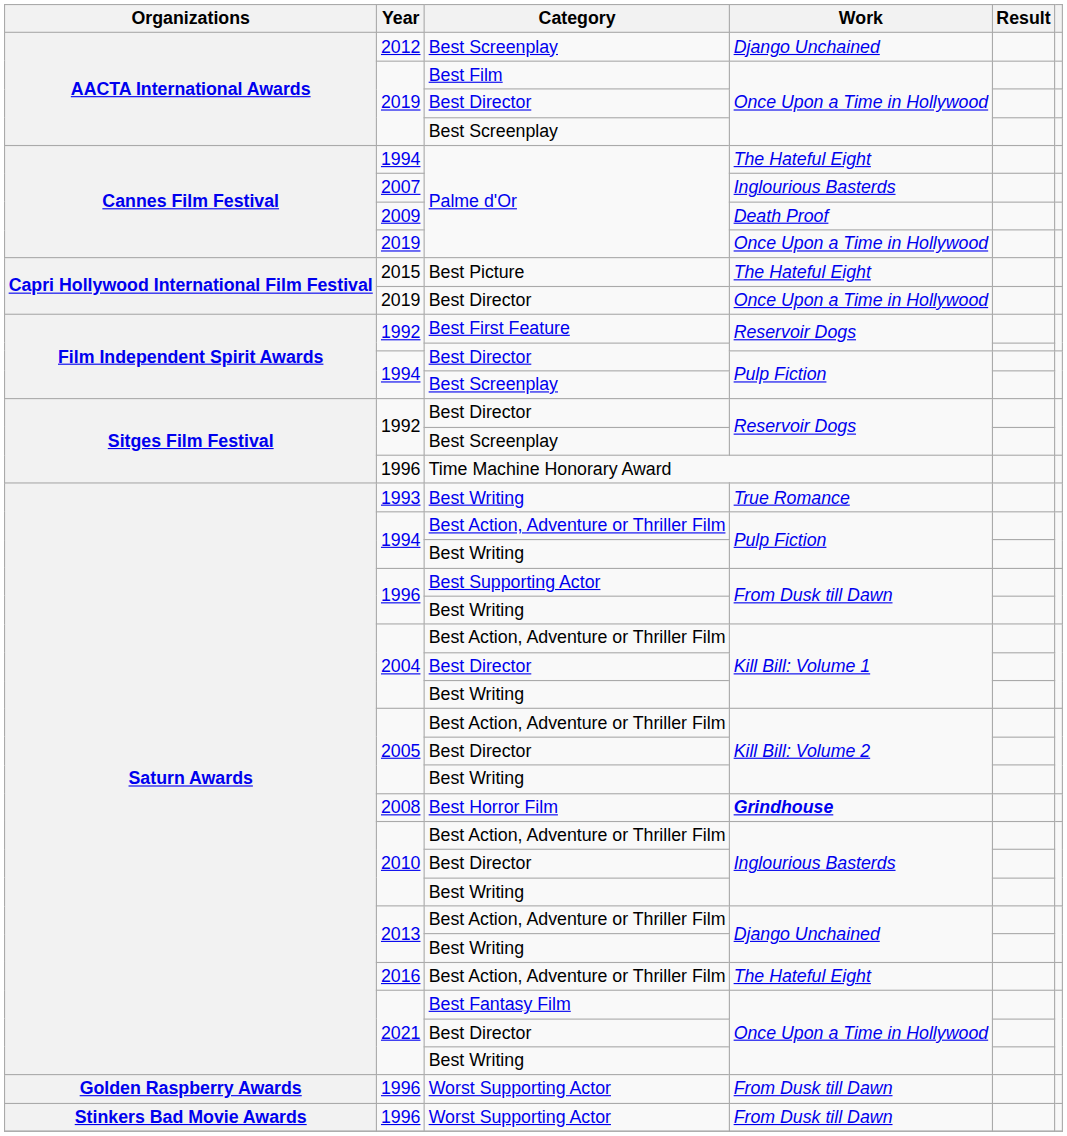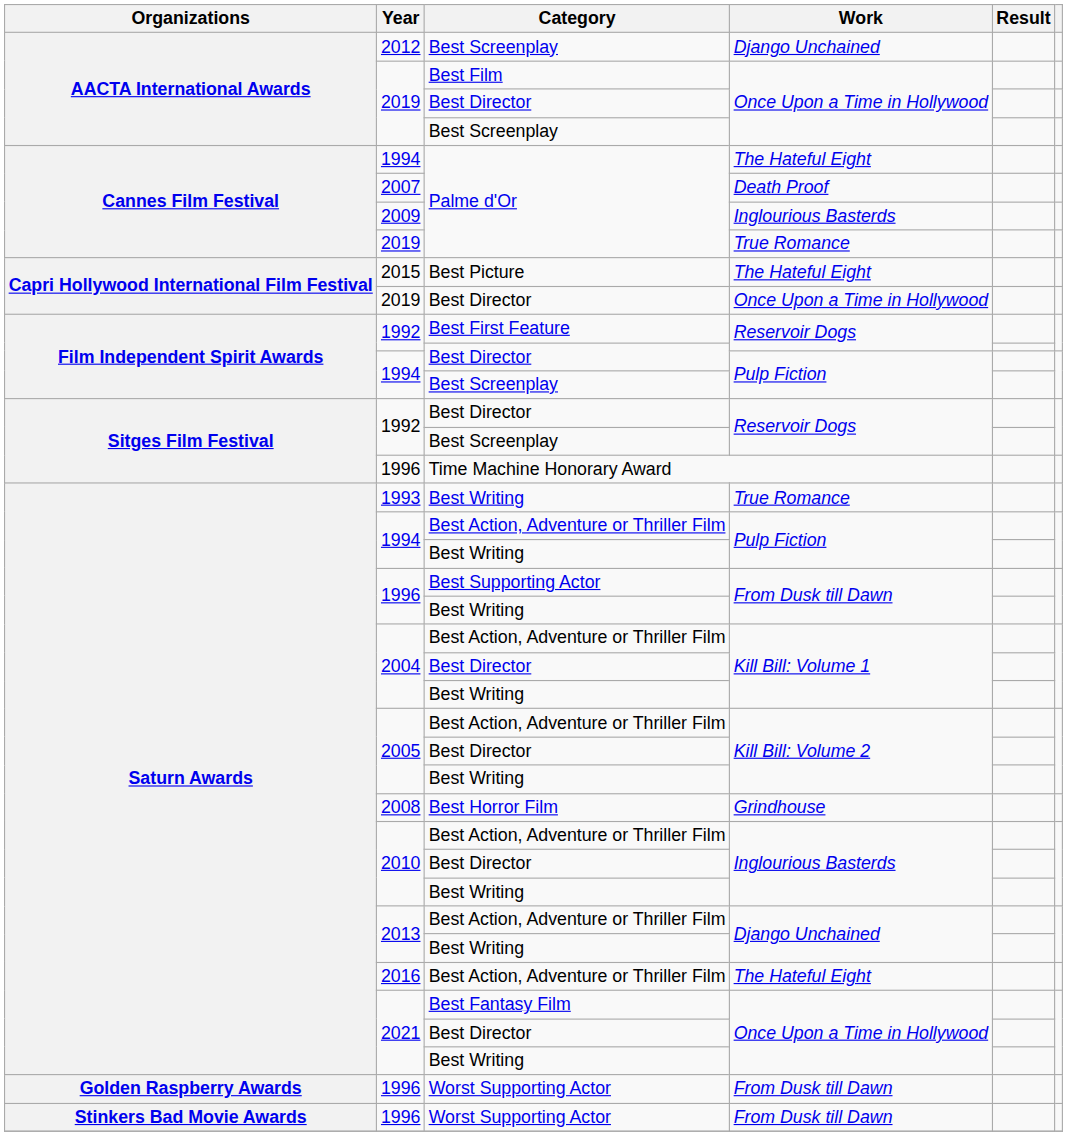(815, 187) Inglourious Basterds -> (781, 187) Death Proof
(781, 215) Death Proof -> (815, 215) Inglourious Basterds
(861, 243) Once Upon a Time in Hollywood -> (792, 243) True Romance
(783, 807) bold -> (780, 807) normal
